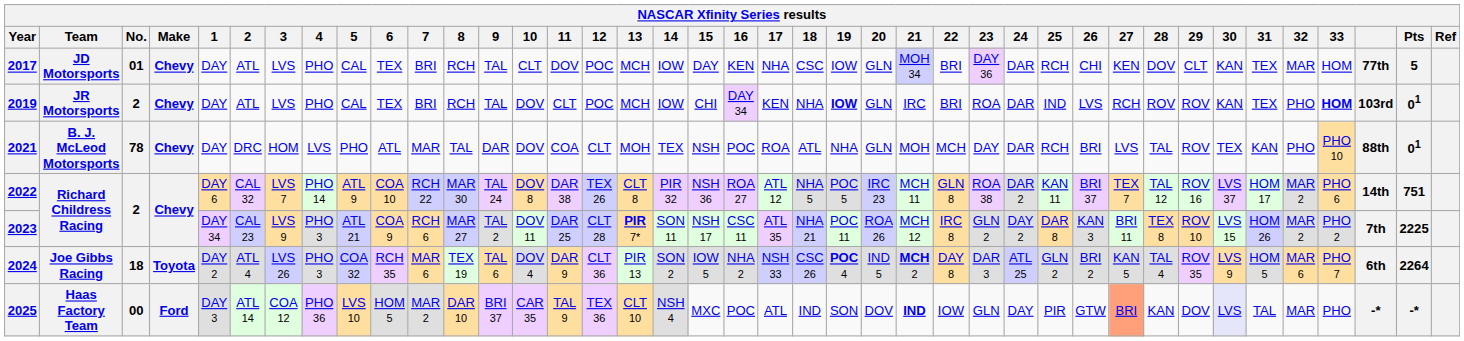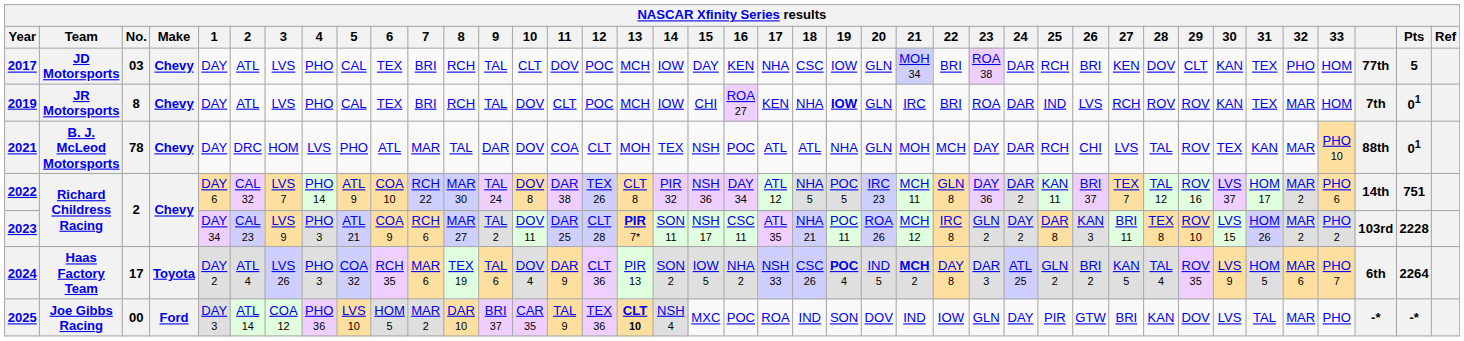(136, 66) 01 -> (136, 66) 03
(986, 66) DAY 36 -> (986, 66) ROA 38
(1091, 66) CHI -> (1091, 66) BRI
(1301, 66) MAR -> (1301, 66) PHO
(136, 103) 2 -> (136, 103) 8
(741, 102) DAY 34 -> (741, 102) ROA 27
(1301, 103) PHO -> (1301, 103) MAR
(1337, 103) bold -> (1337, 103) normal
(1376, 103) 103rd -> (1376, 103) 7th
(775, 147) ROA -> (775, 147) ATL
(1091, 147) BRI -> (1091, 147) CHI
(1301, 147) PHO -> (1301, 147) MAR
(741, 191) ROA 27 -> (741, 191) DAY 34
(986, 191) ROA 38 -> (986, 191) DAY 36
(1376, 229) 7th -> (1376, 229) 103rd
(1414, 229) 2225 -> (1414, 229) 2228
(81, 265) Joe Gibbs Racing -> (81, 273) Haas Factory Team
(136, 265) 18 -> (136, 273) 17
(81, 310) Haas Factory Team -> (81, 318) Joe Gibbs Racing
(635, 309) normal -> (635, 318) bold
(775, 310) ATL -> (775, 318) ROA
(914, 310) bold -> (914, 318) normal
(1126, 310) lightsalmon background -> (1126, 318) no background
(1230, 310) lavender background -> (1230, 318) no background
